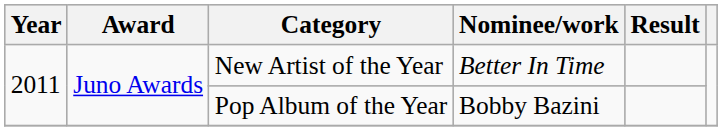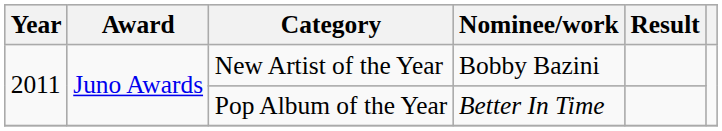(532, 65) Better In Time -> (529, 65) Bobby Bazini
(529, 105) Bobby Bazini -> (532, 105) Better In Time
